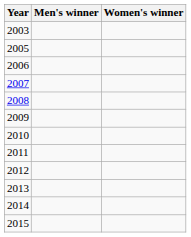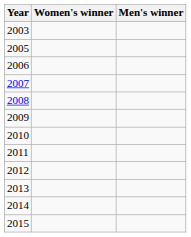columns swapped: (66, 13) <-> (144, 13)
